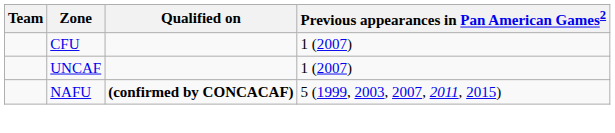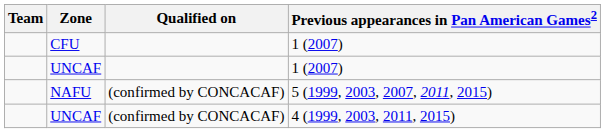(201, 92) bold -> (196, 92) normal
+ row: (76, 115)
